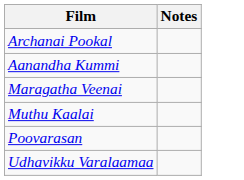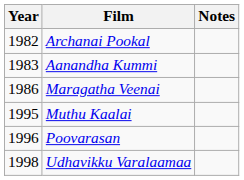+ column: (23, 16)
